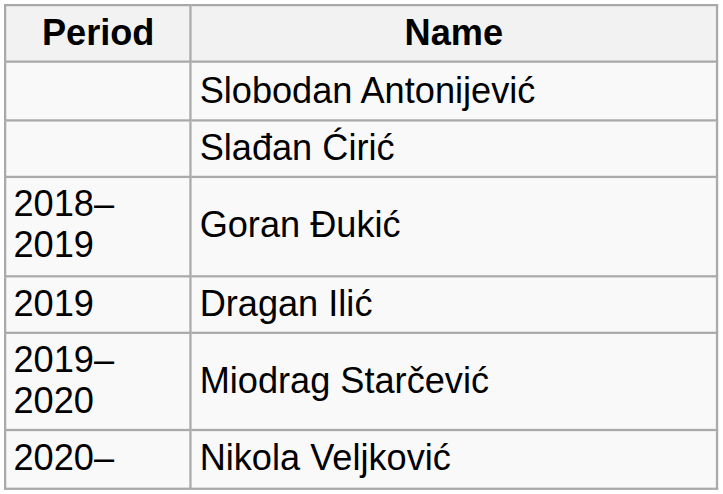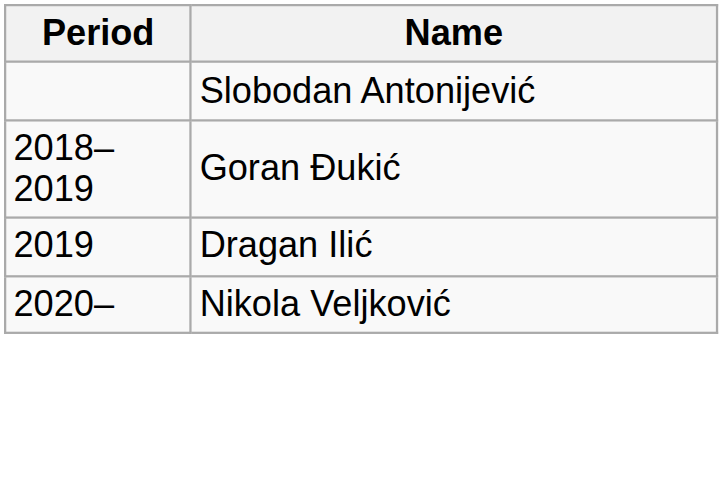- row: (297, 147)
- row: (344, 380)
